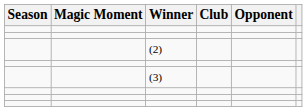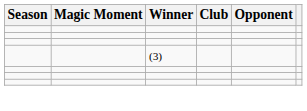- row: (28, 49)
